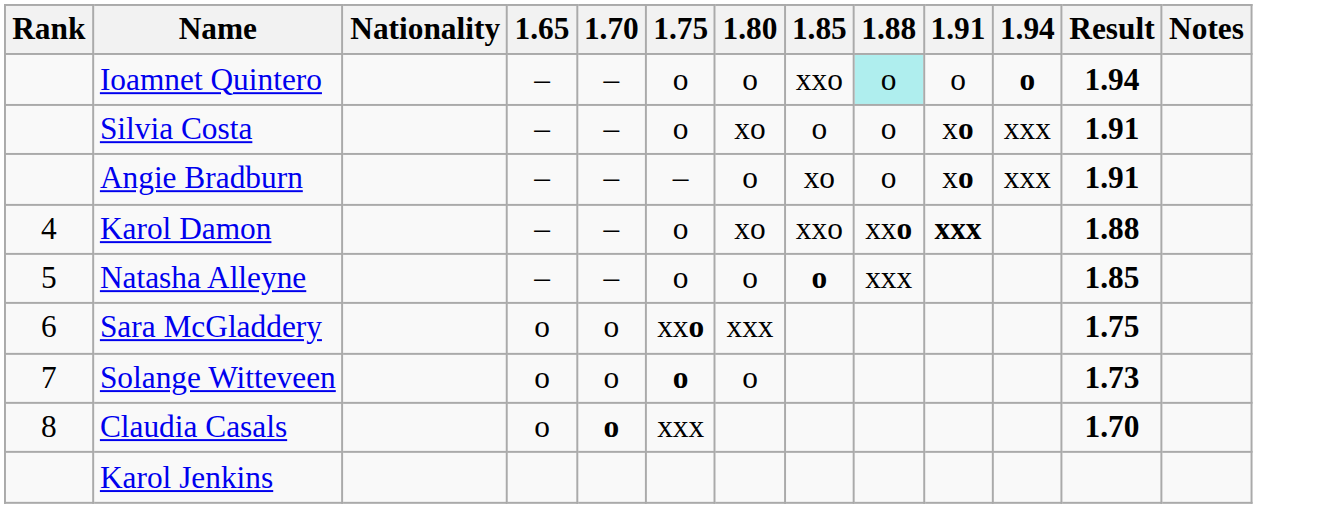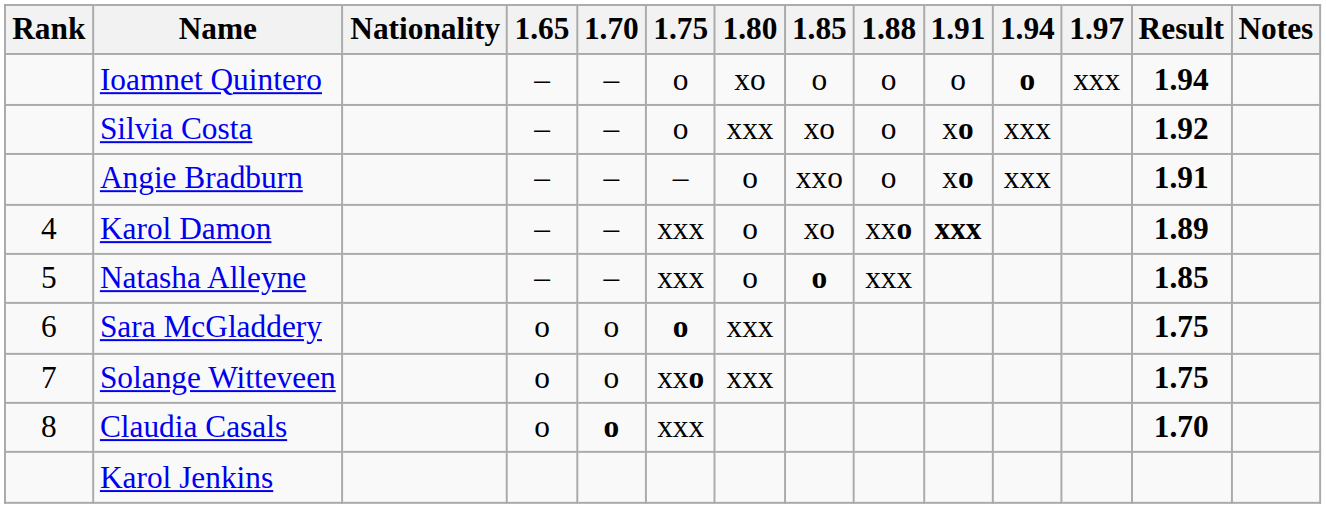+ column: (1097, 29)
(750, 79) o -> (750, 79) xo
(819, 79) xxo -> (819, 79) o
(889, 79) paleturquoise background -> (889, 79) no background
(750, 128) xo -> (750, 128) xxx
(819, 128) o -> (819, 128) xo
(1112, 128) 1.91 -> (1181, 128) 1.92
(819, 178) xo -> (819, 178) xxo
(681, 228) o -> (681, 228) xxx
(750, 228) xo -> (750, 228) o
(819, 228) xxo -> (819, 228) xo
(1112, 228) 1.88 -> (1181, 228) 1.89
(681, 278) o -> (681, 278) xxx
(681, 327) xxo -> (681, 327) o
(681, 377) o -> (681, 377) xxo
(750, 377) o -> (750, 377) xxx
(1112, 377) 1.73 -> (1181, 377) 1.75
